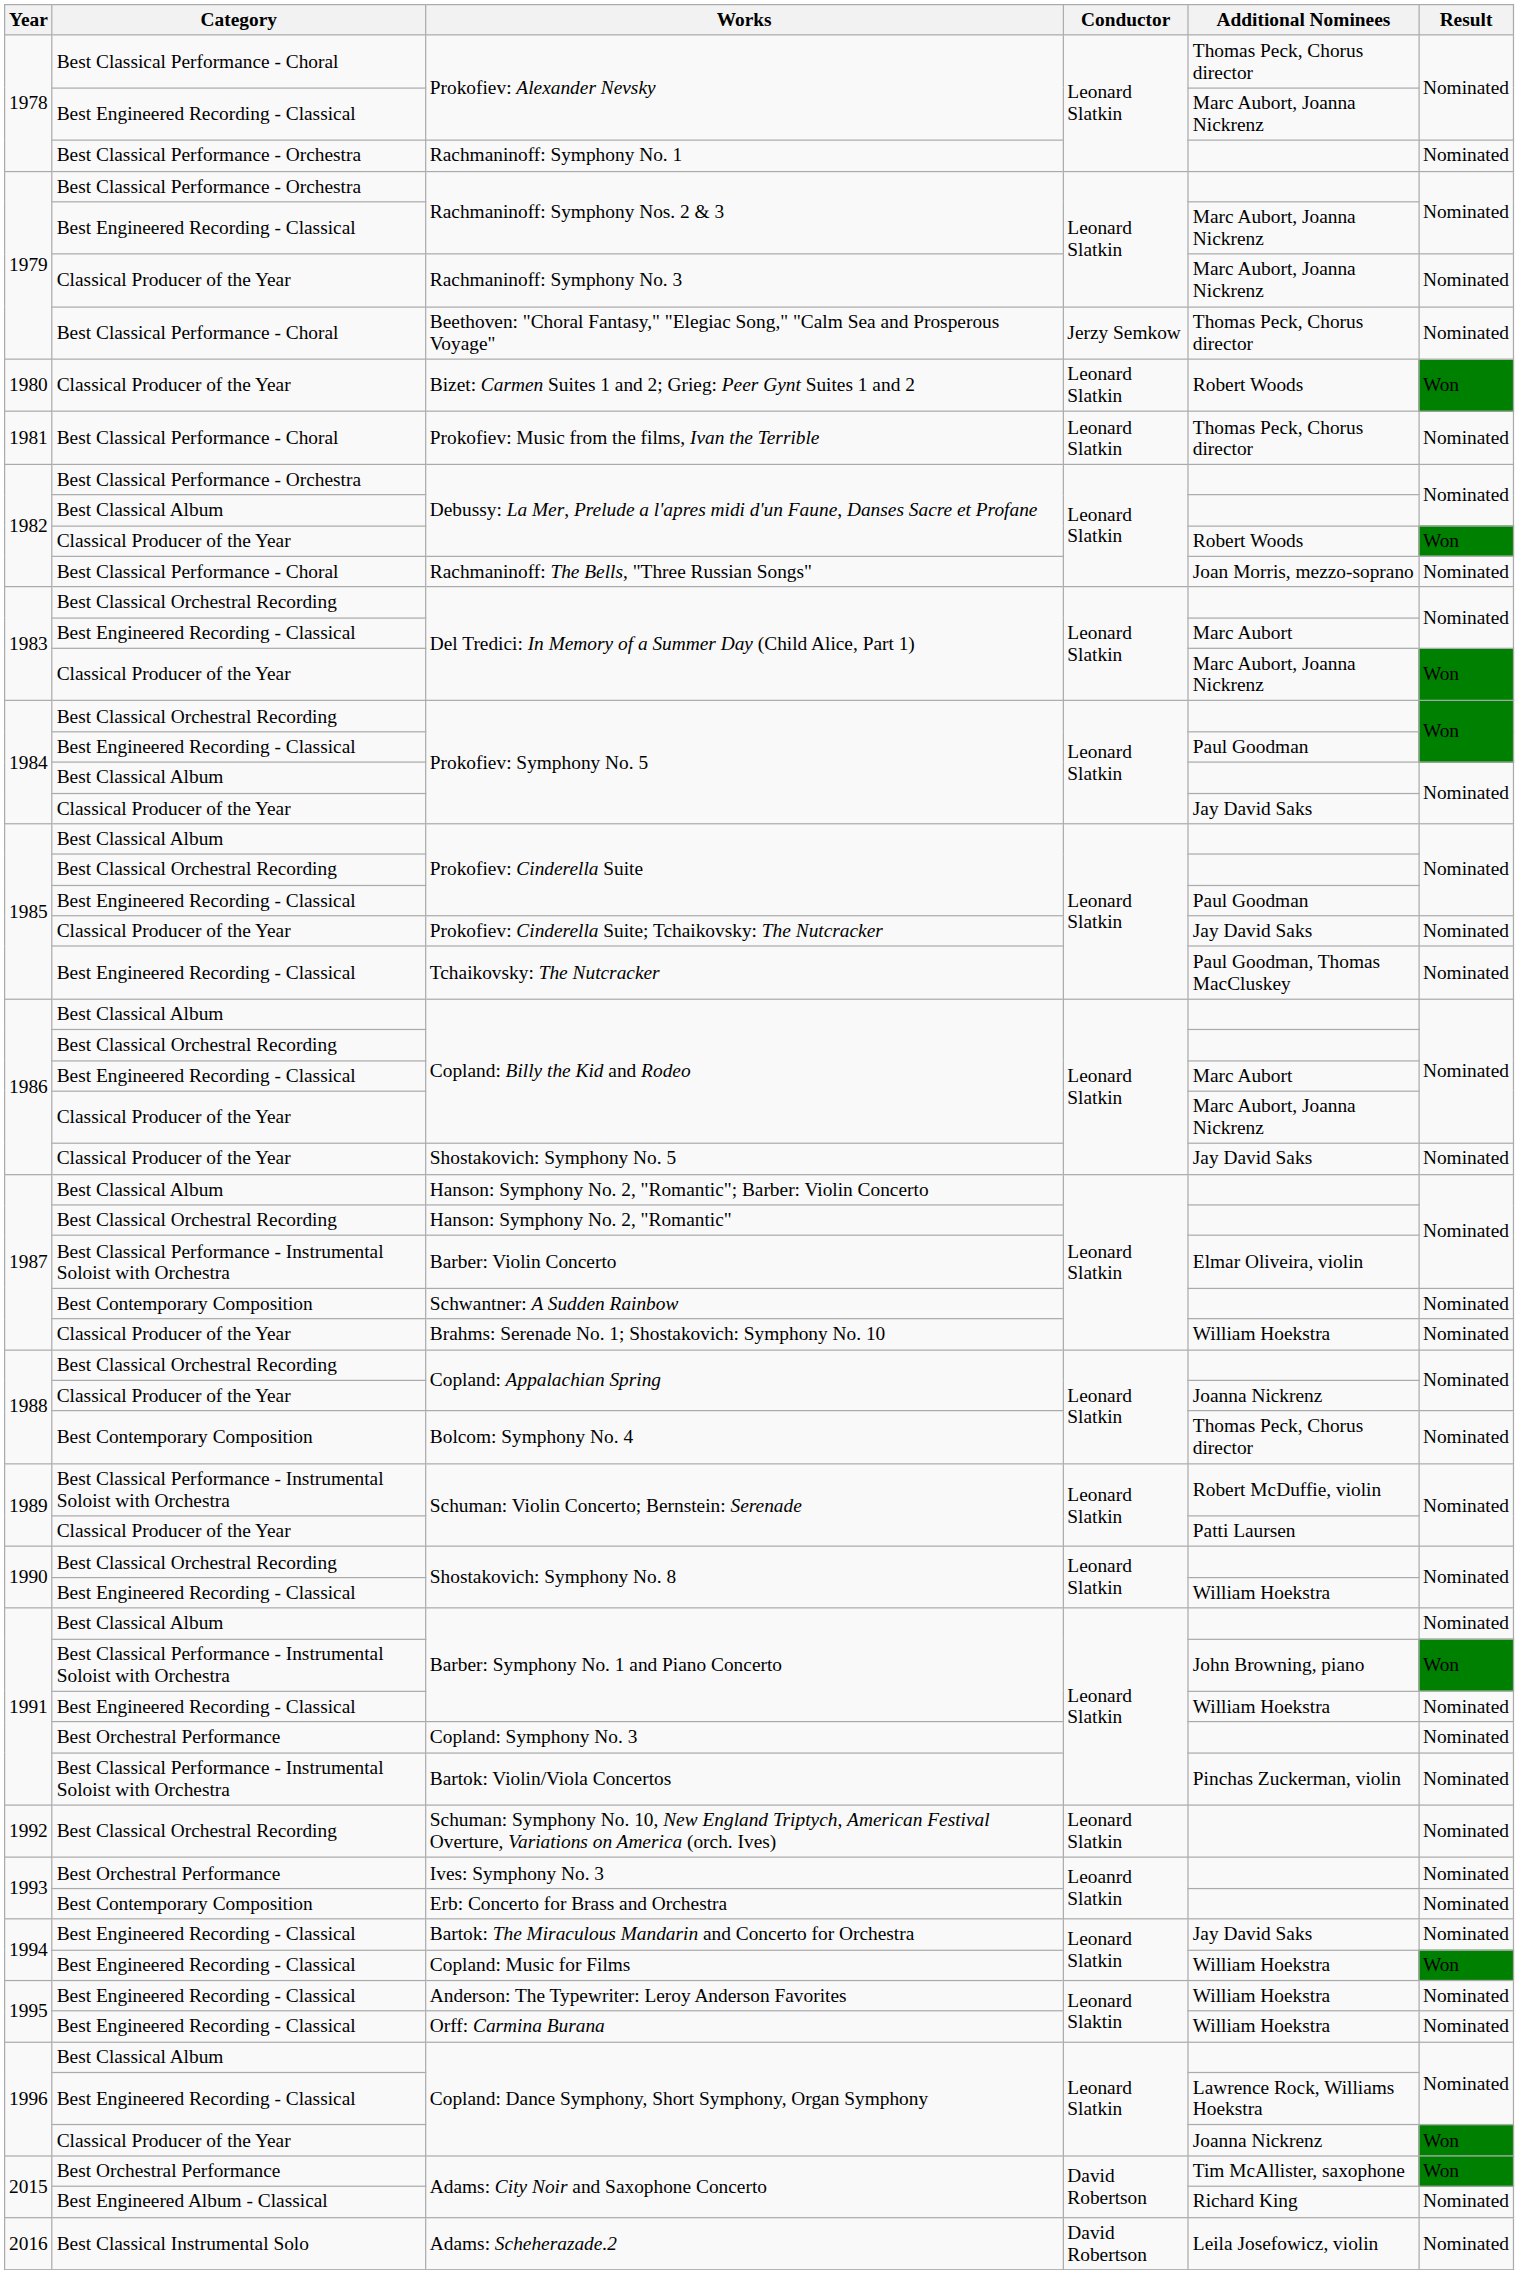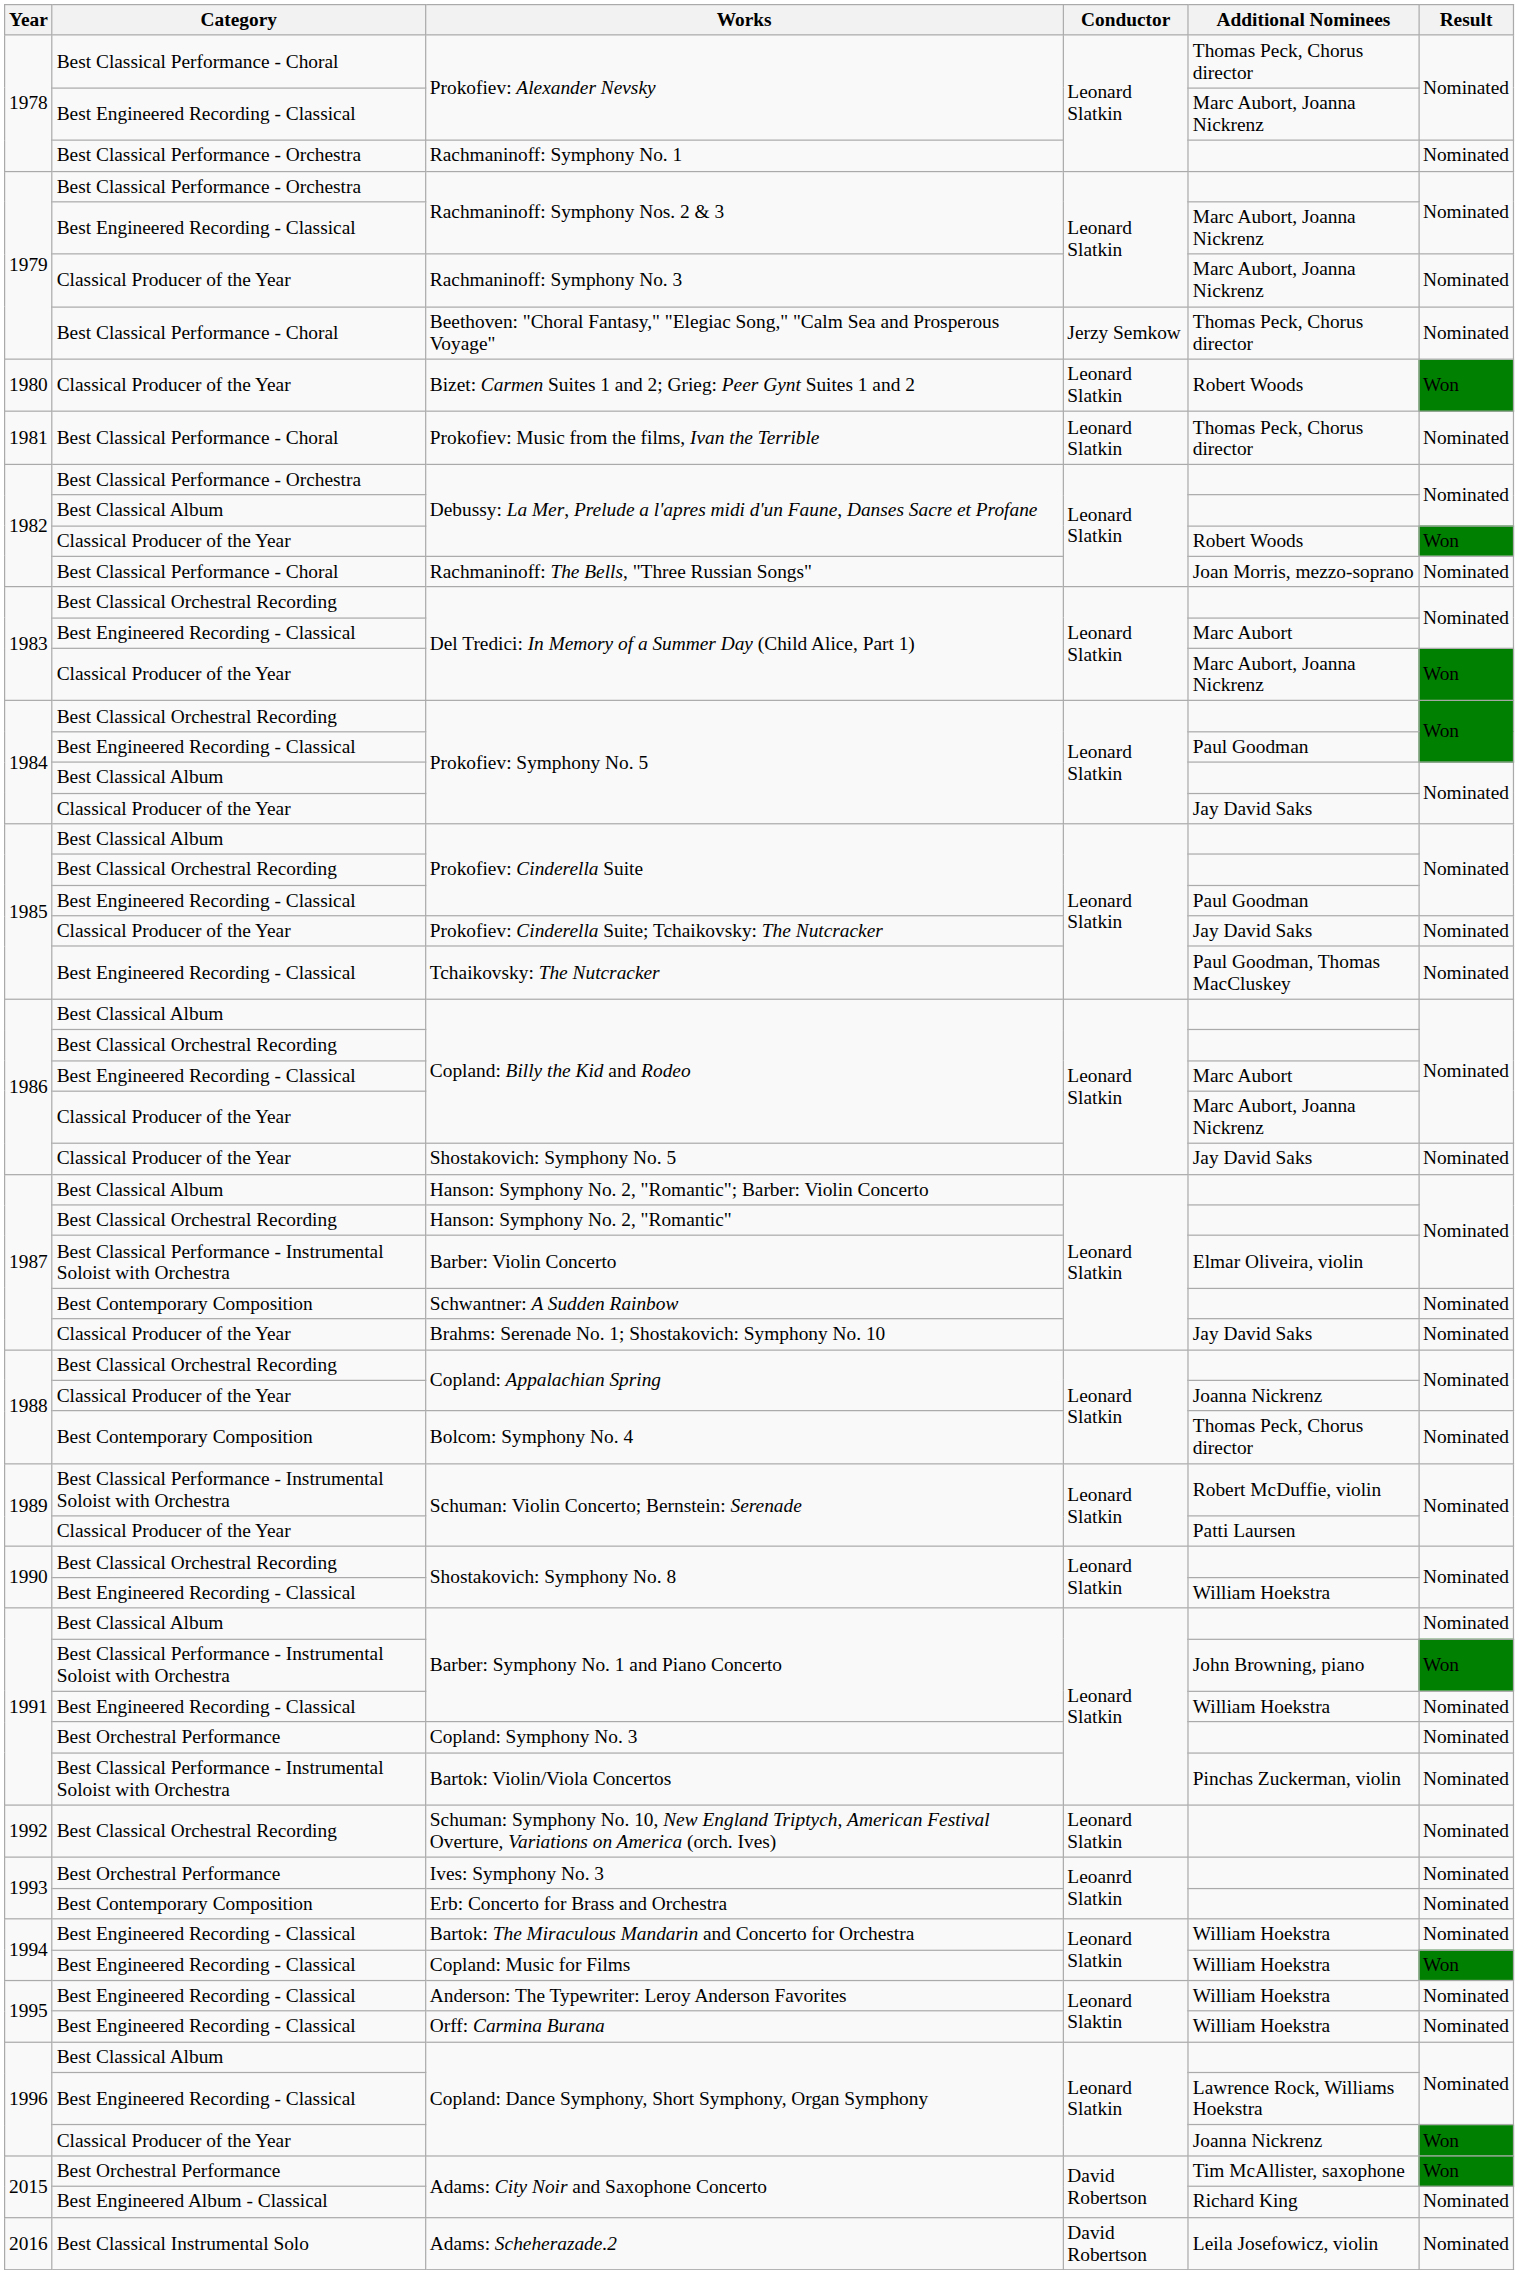(1262, 1334) William Hoekstra -> (1252, 1334) Jay David Saks
(1252, 1934) Jay David Saks -> (1262, 1934) William Hoekstra
